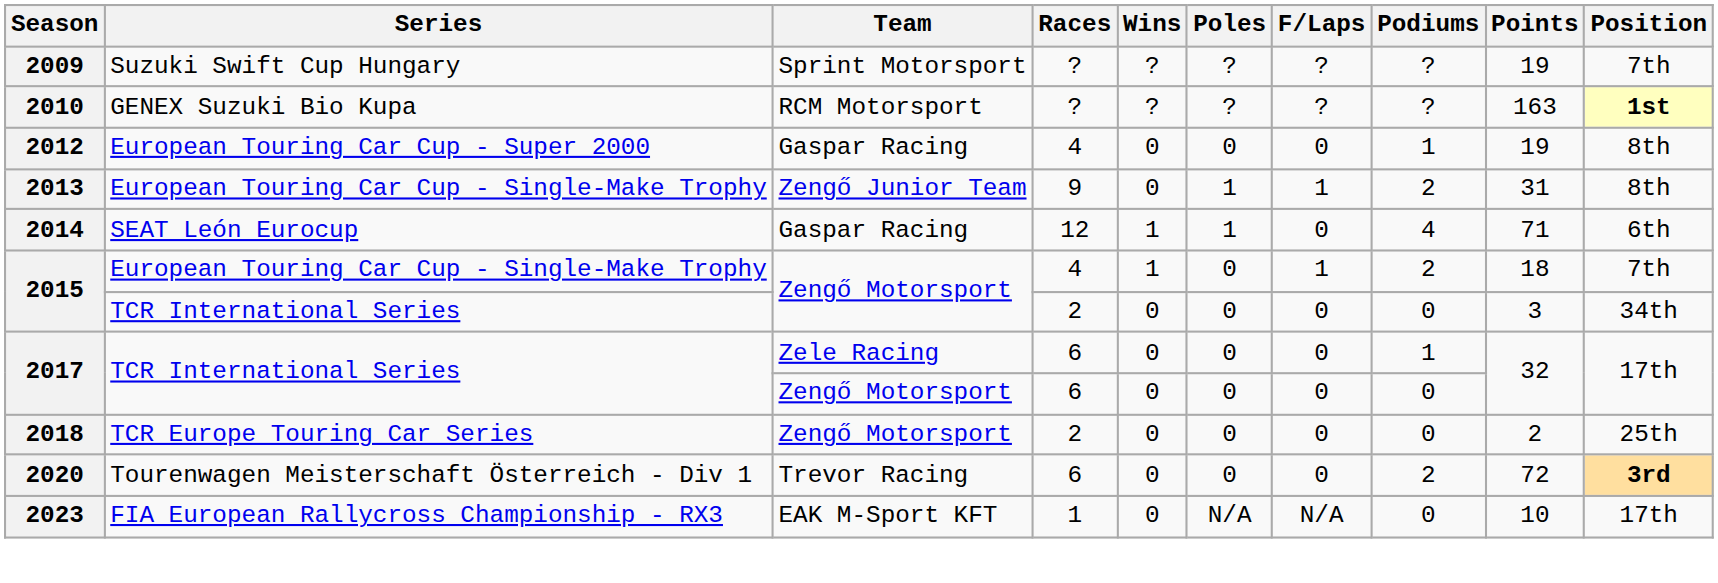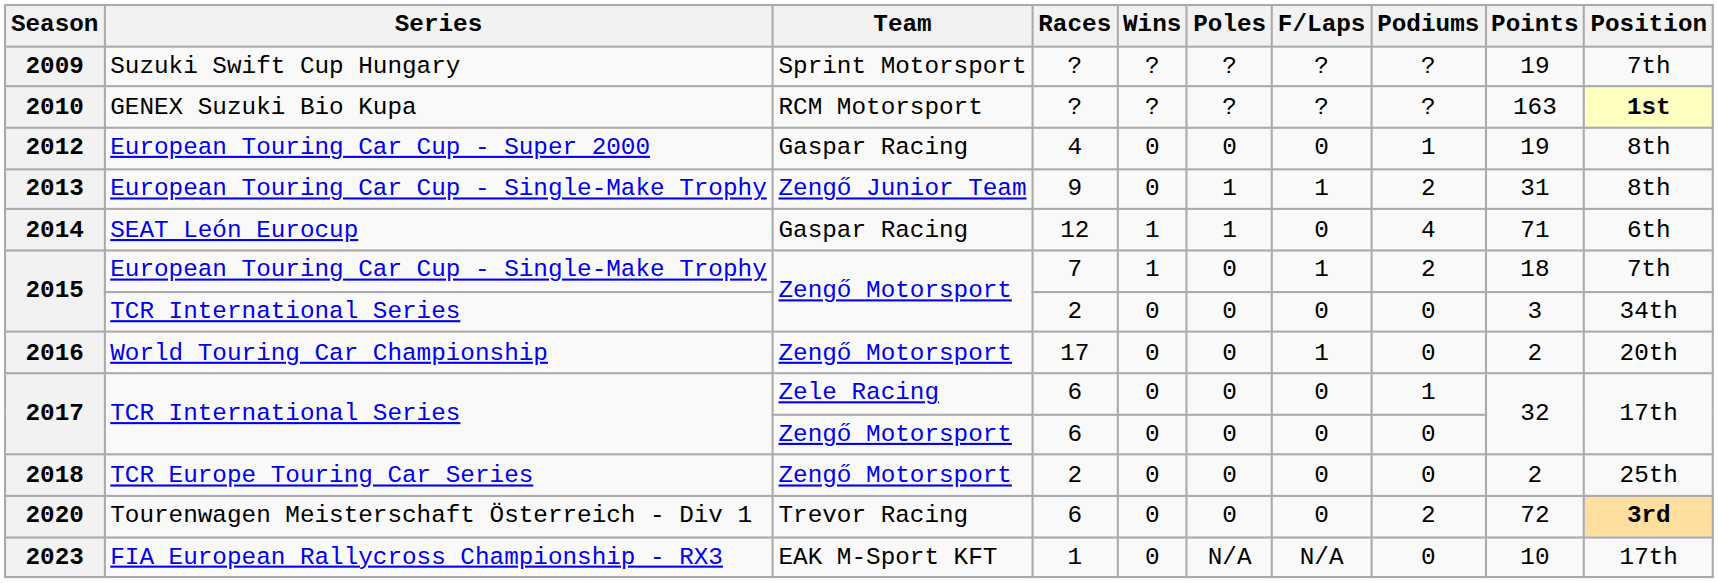(1075, 270) 4 -> (1075, 270) 7
+ row: (55, 352)
